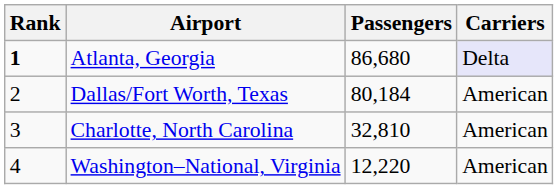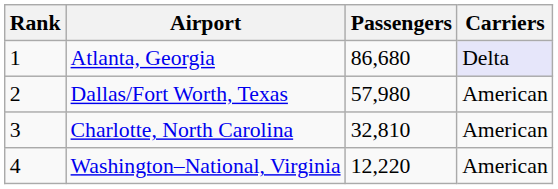(15, 58) bold -> (15, 58) normal
(381, 94) 80,184 -> (381, 94) 57,980
